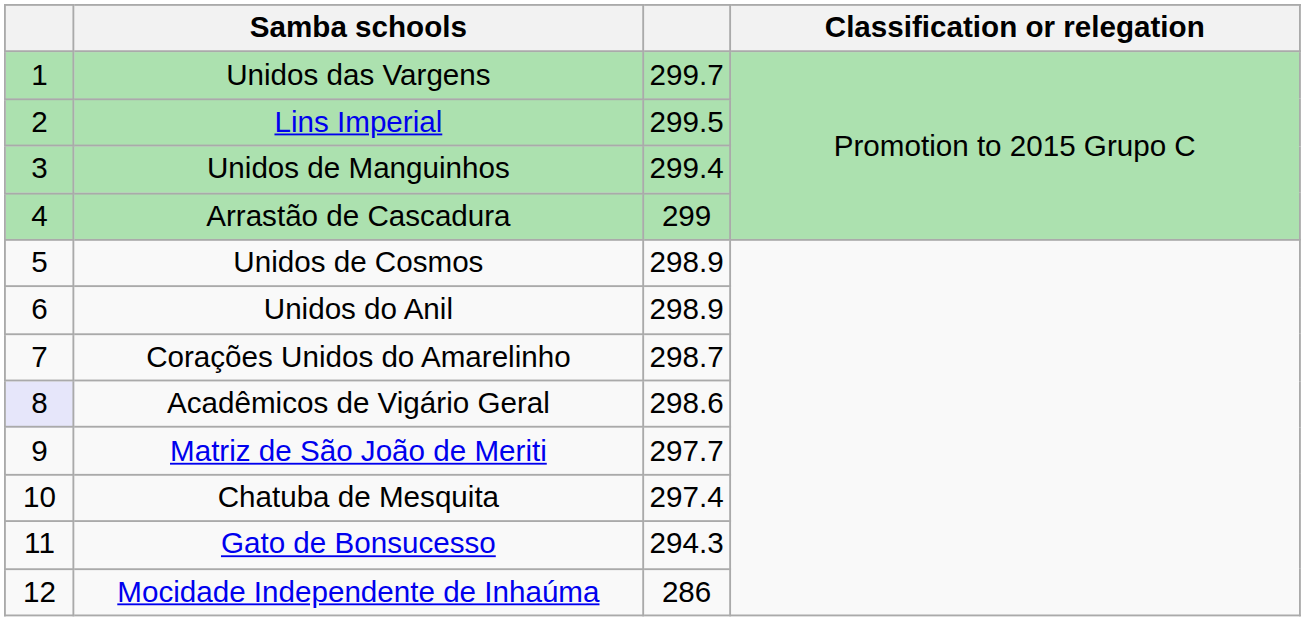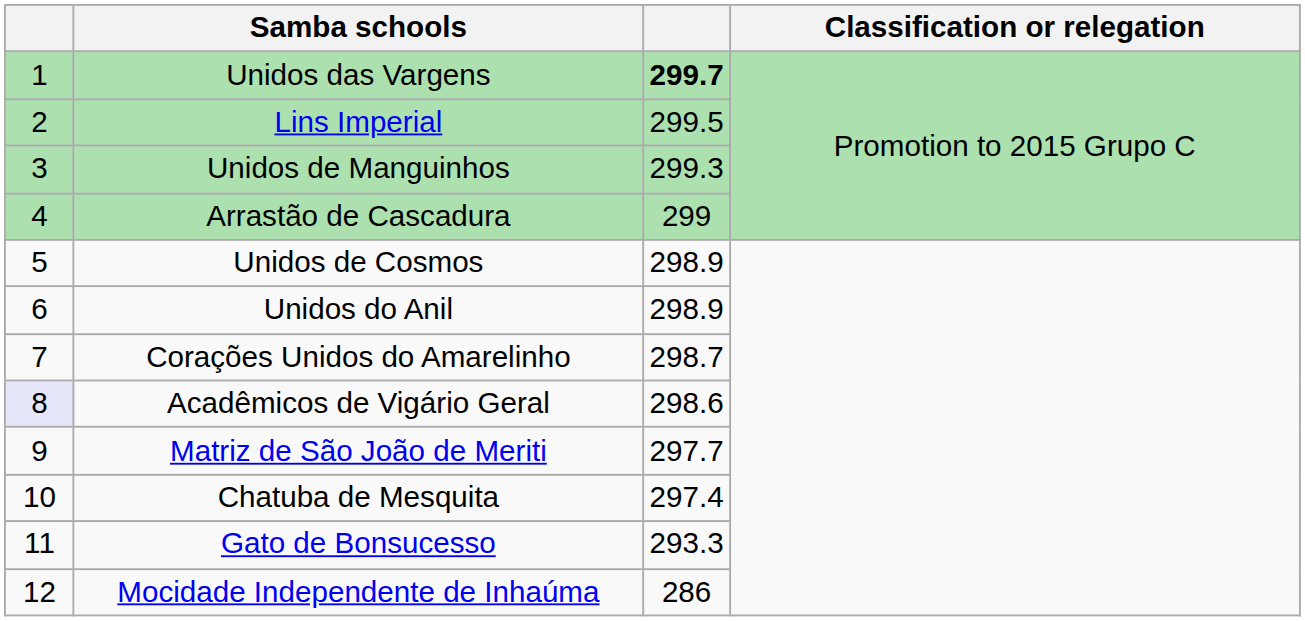(687, 74) normal -> (687, 74) bold
(687, 168) 299.4 -> (687, 168) 299.3
(687, 544) 294.3 -> (687, 544) 293.3
